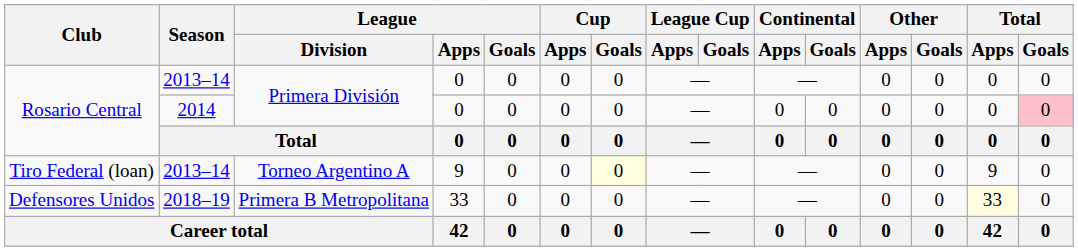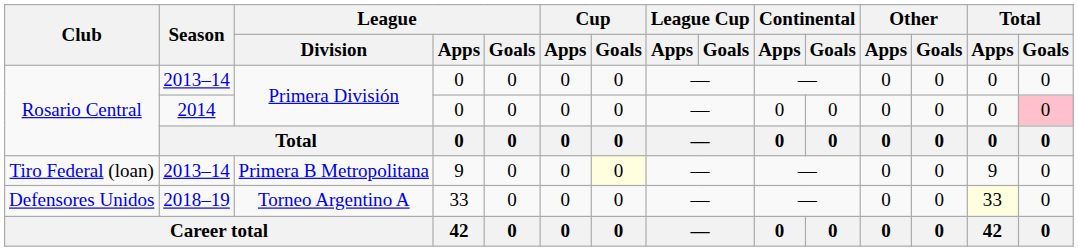(334, 170) Torneo Argentino A -> (334, 170) Primera B Metropolitana
(334, 200) Primera B Metropolitana -> (334, 200) Torneo Argentino A
